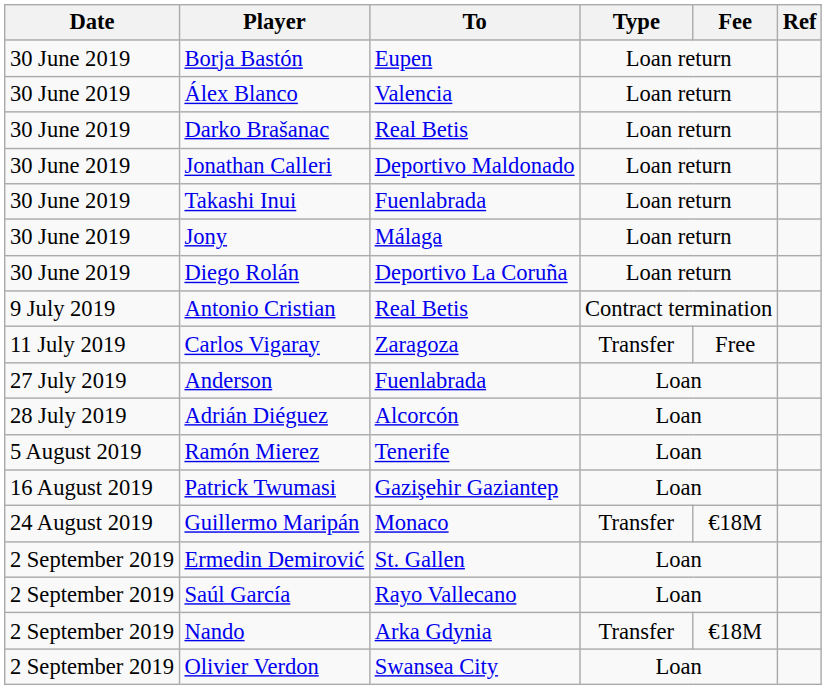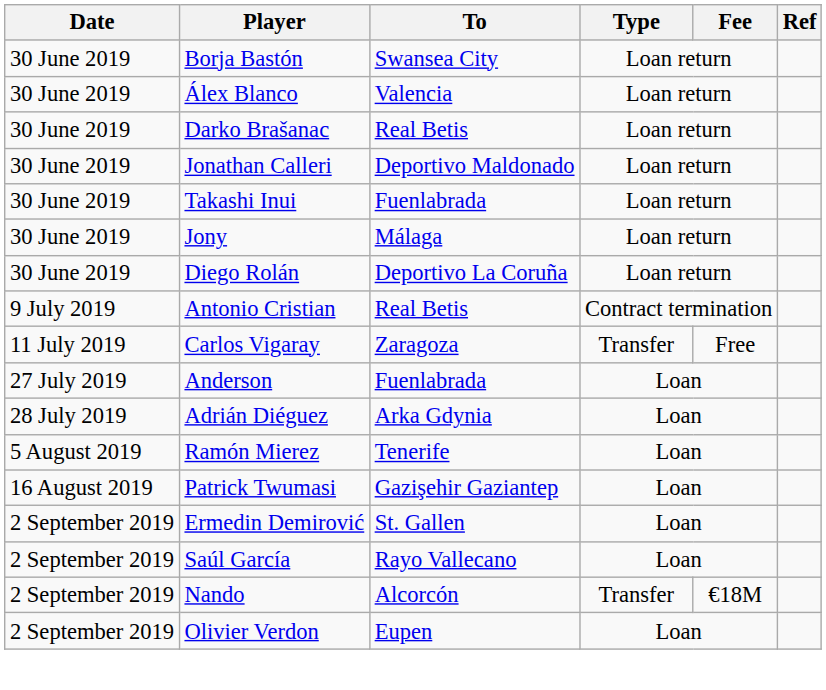(403, 58) Eupen -> (436, 58) Swansea City
(417, 415) Alcorcón -> (433, 415) Arka Gdynia
- row: (272, 523)
(433, 630) Arka Gdynia -> (417, 594) Alcorcón
(436, 666) Swansea City -> (403, 630) Eupen
